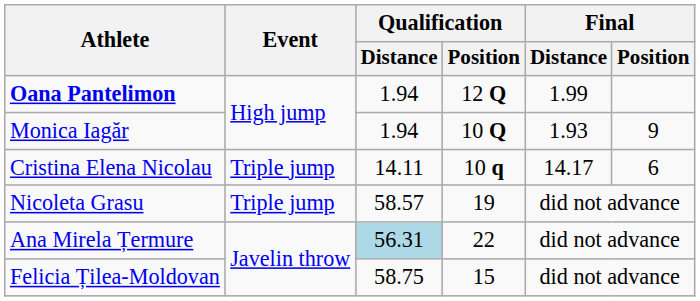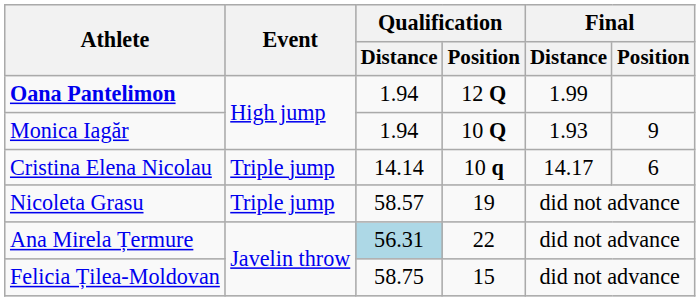(399, 167) 14.11 -> (399, 167) 14.14
